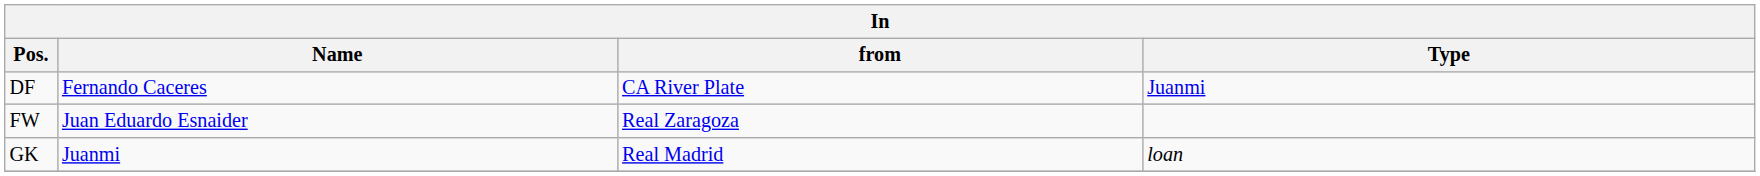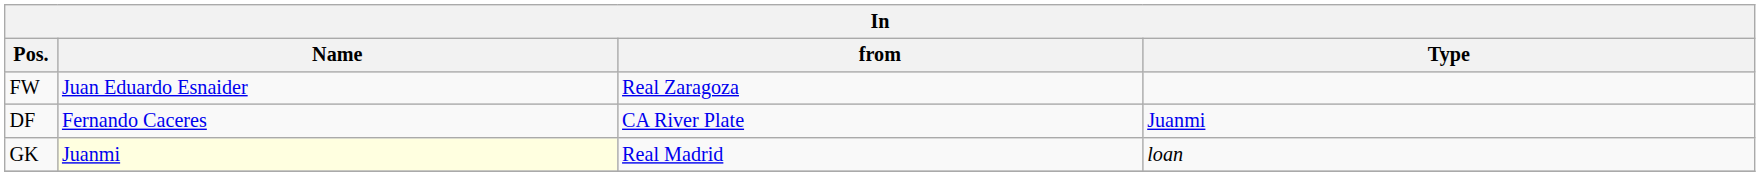rows swapped: (25, 121) <-> (22, 88)
(91, 154) no background -> (91, 154) lightyellow background
